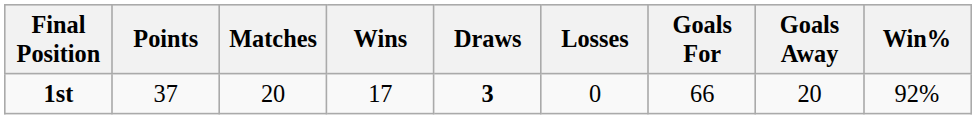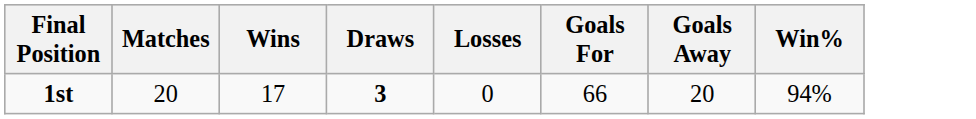- column: (166, 39)
(917, 93) 92% -> (810, 93) 94%
